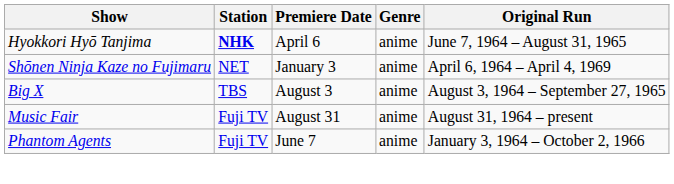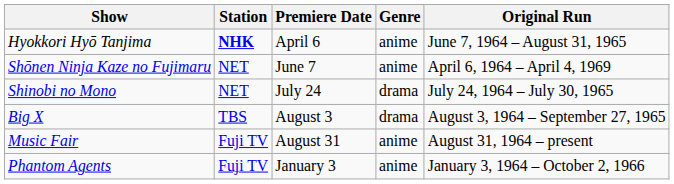(306, 66) January 3 -> (296, 66) June 7
+ row: (62, 91)
(398, 91) anime -> (399, 116) drama
(296, 141) June 7 -> (306, 166) January 3
